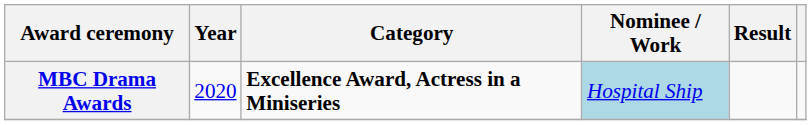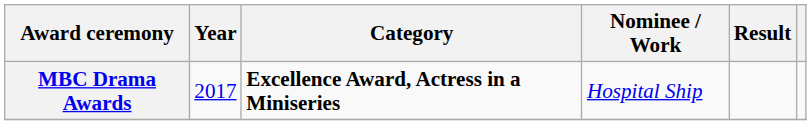(215, 90) 2020 -> (215, 90) 2017
(645, 90) lightblue background -> (645, 90) no background
